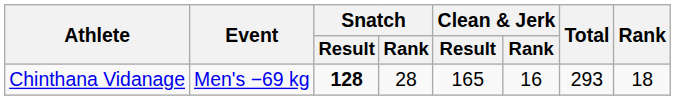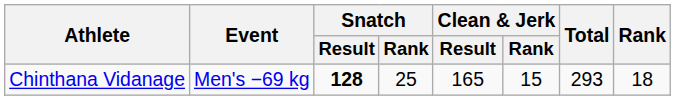(406, 80) 28 -> (406, 80) 25
(531, 80) 16 -> (531, 80) 15
